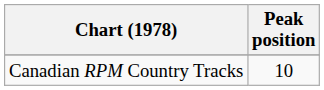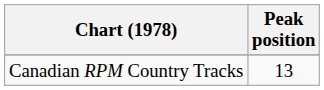(284, 70) 10 -> (284, 70) 13
